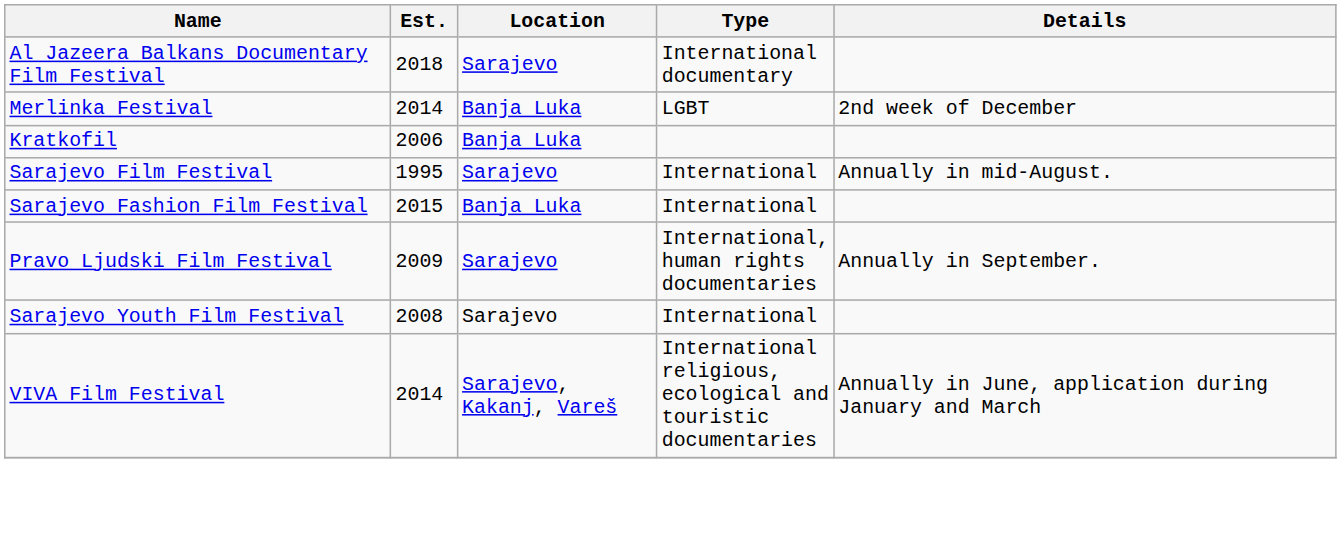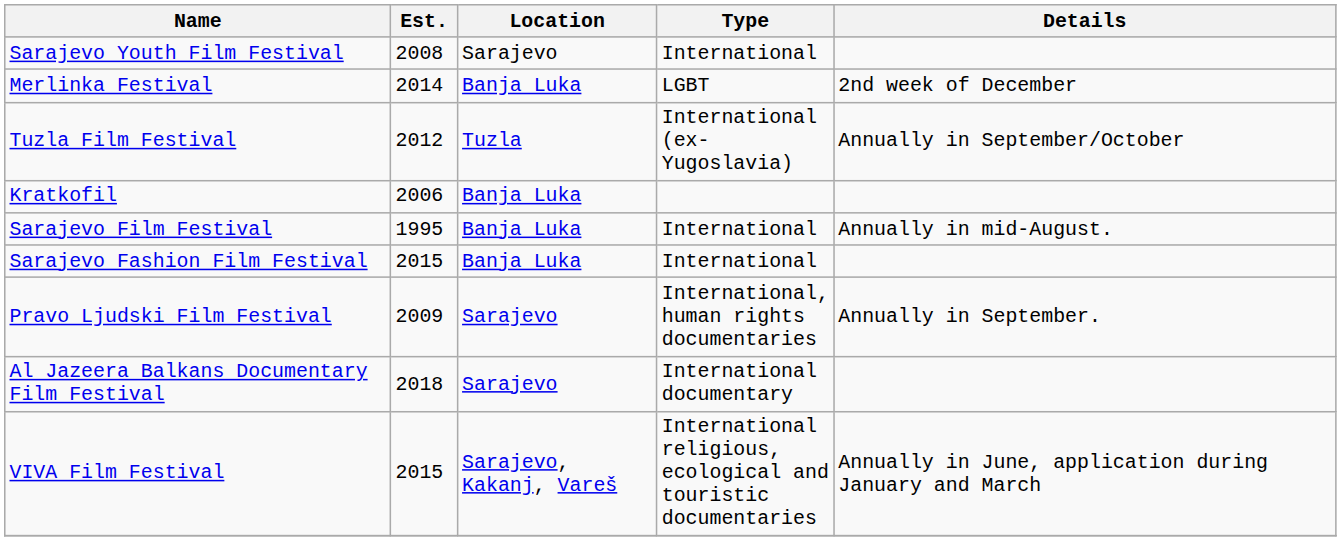rows swapped: (189, 65) <-> (177, 317)
+ row: (123, 141)
(510, 174) Sarajevo -> (522, 229) Banja Luka
(419, 395) 2014 -> (419, 473) 2015
